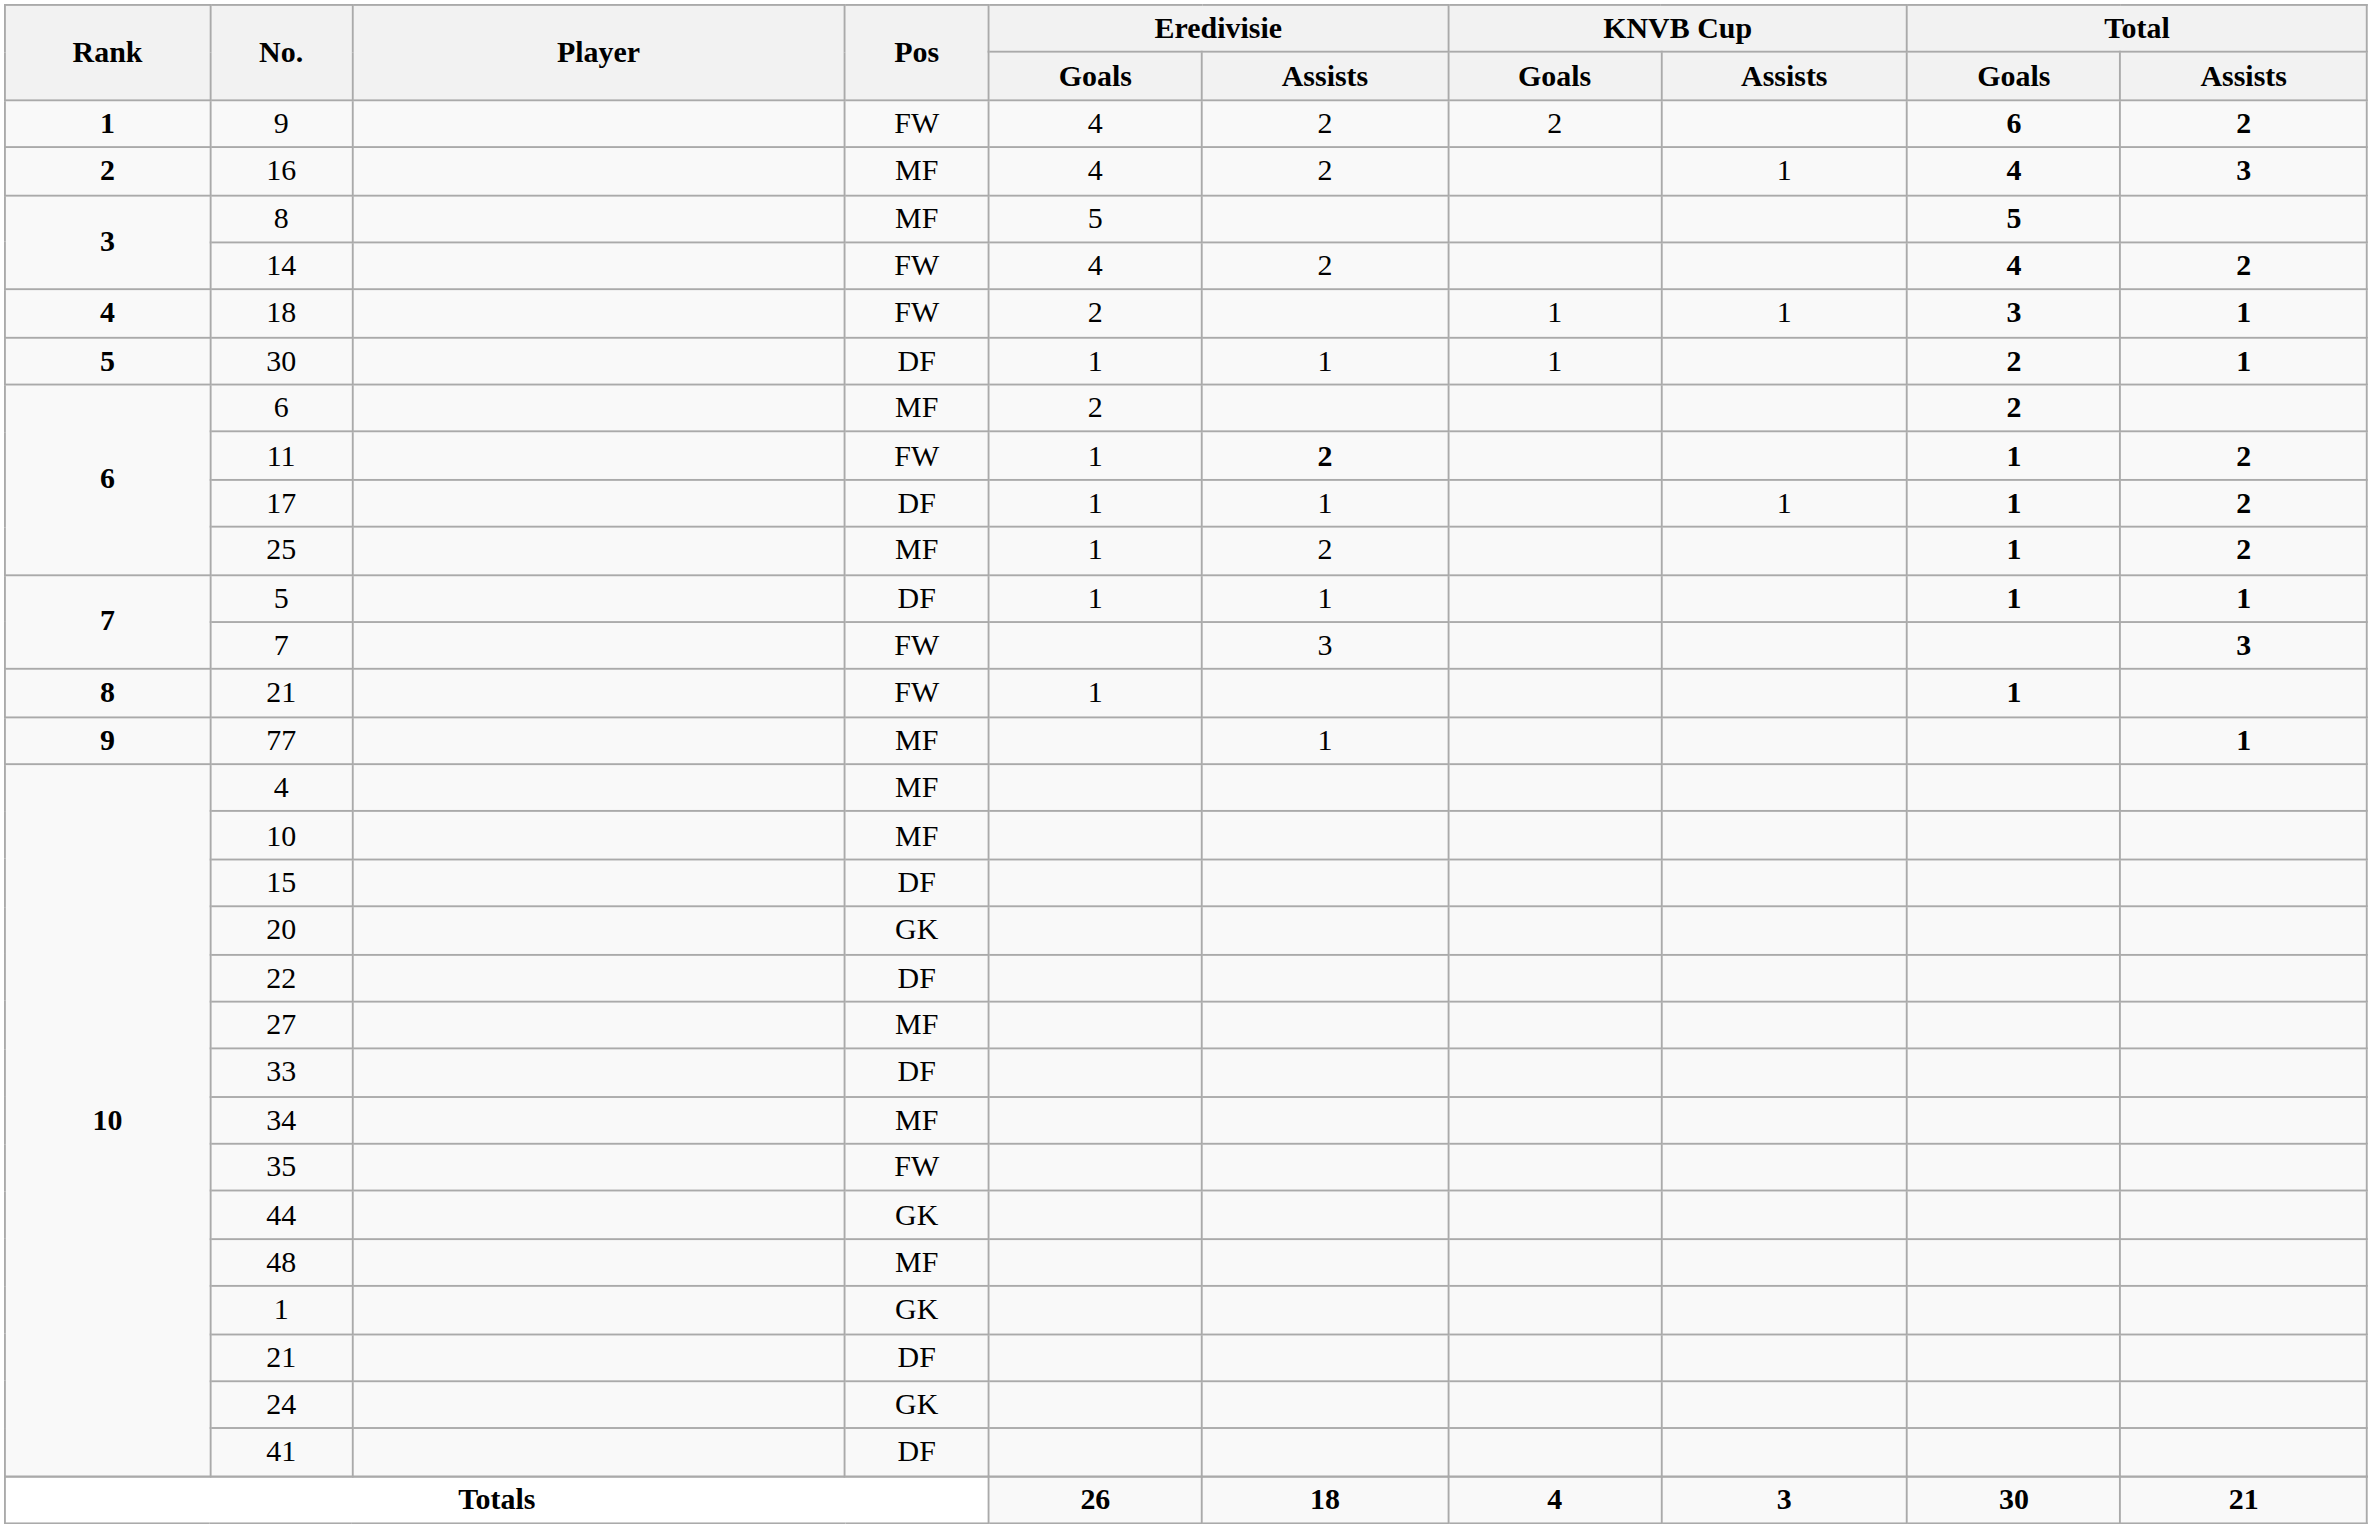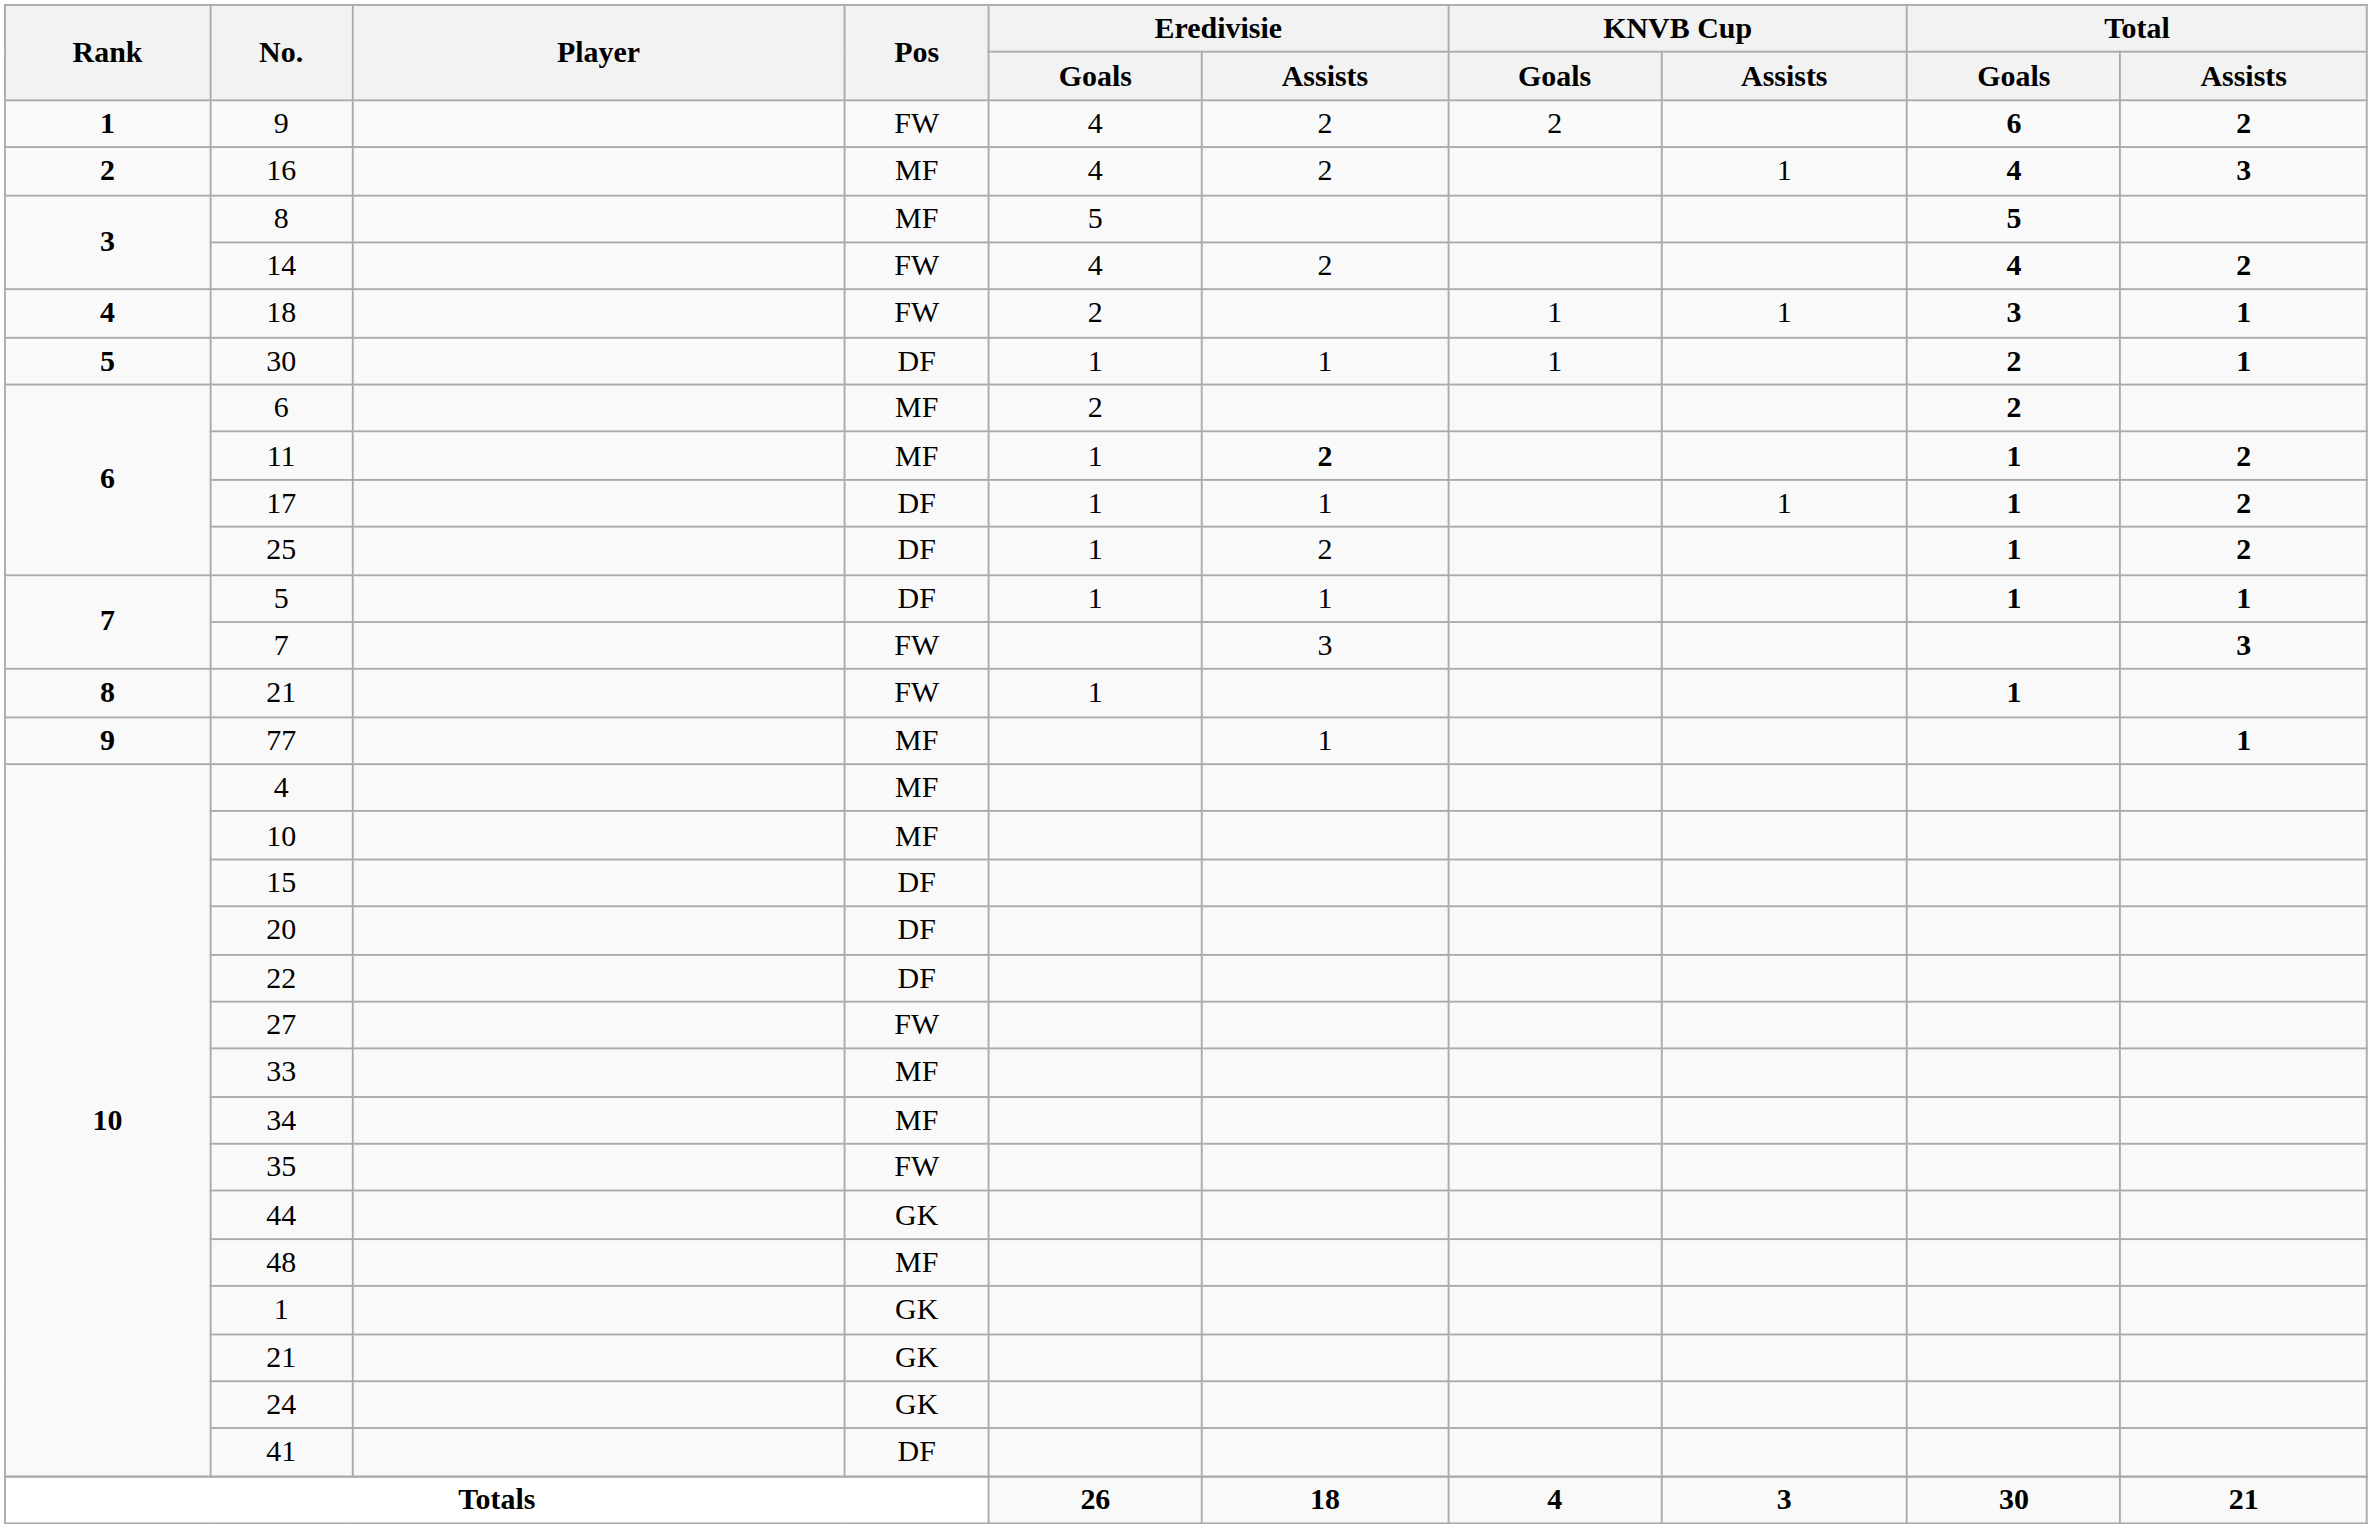(917, 455) FW -> (917, 455) MF
(917, 550) MF -> (917, 550) DF
(917, 929) GK -> (917, 929) DF
(917, 1024) MF -> (917, 1024) FW
(917, 1072) DF -> (917, 1072) MF
(917, 1356) DF -> (917, 1356) GK
